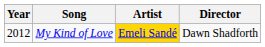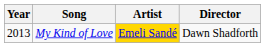(19, 33) 2012 -> (19, 33) 2013
